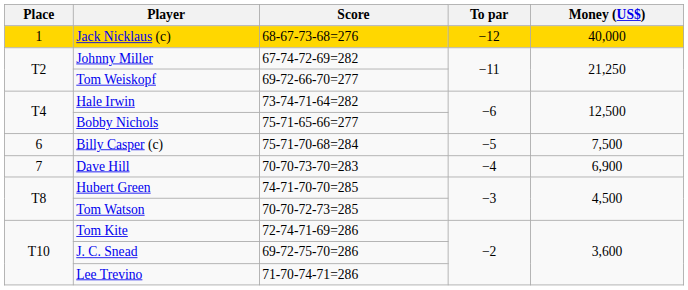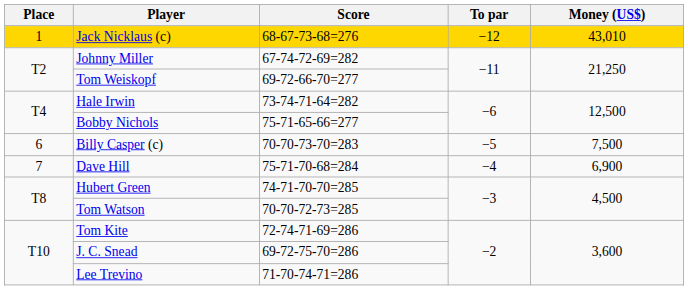(607, 36) 40,000 -> (607, 36) 43,010
(310, 144) 75-71-70-68=284 -> (310, 144) 70-70-73-70=283
(310, 166) 70-70-73-70=283 -> (310, 166) 75-71-70-68=284
